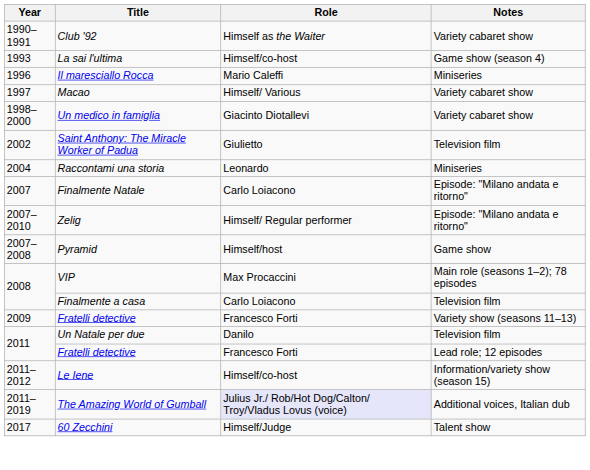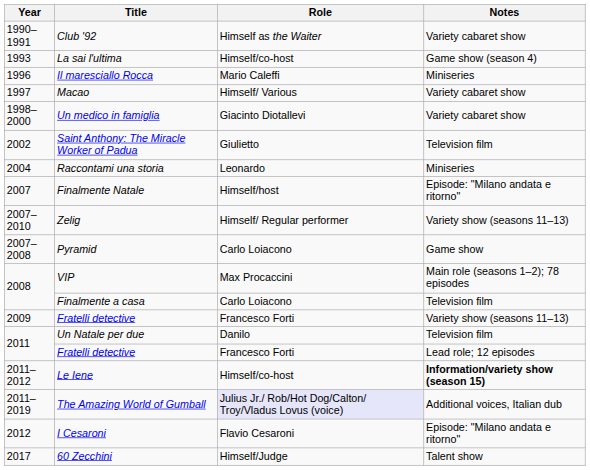(259, 191) Carlo Loiacono -> (249, 191) Himself/host
(496, 220) Episode: "Milano andata e ritorno" -> (497, 220) Variety show (seasons 11–13)
(253, 249) Himself/host -> (256, 249) Carlo Loiacono
(492, 375) normal -> (490, 375) bold
+ row: (19, 433)
